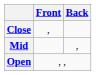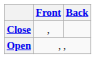- row: (19, 45)
